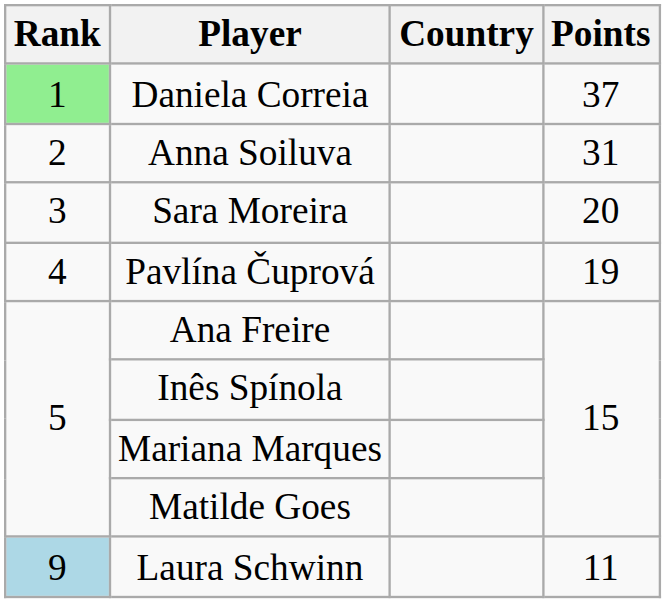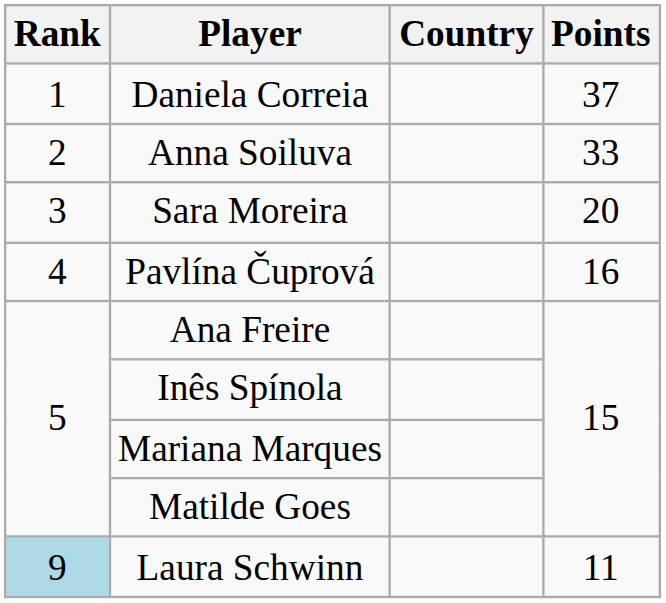(57, 93) lightgreen background -> (57, 93) no background
(601, 152) 31 -> (601, 152) 33
(601, 270) 19 -> (601, 270) 16
